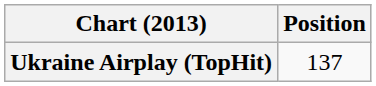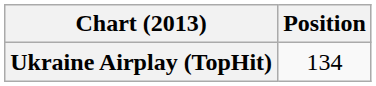(325, 61) 137 -> (325, 61) 134
